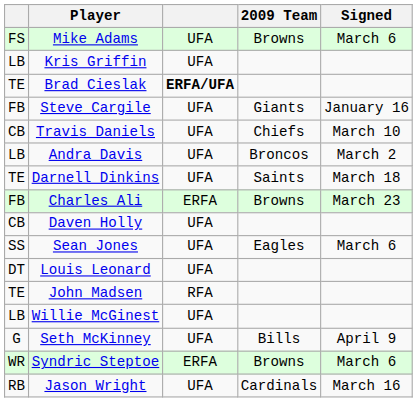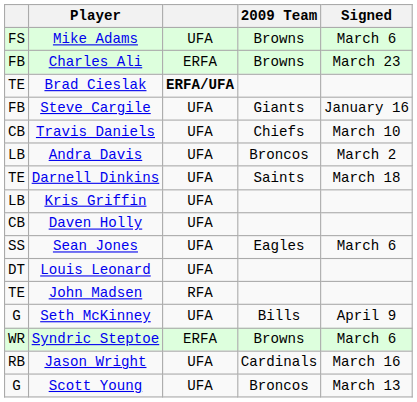rows swapped: (95, 201) <-> (95, 62)
- row: (95, 316)
+ row: (95, 386)
